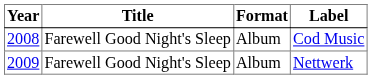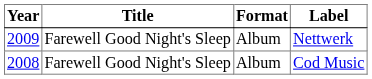rows swapped: (323, 62) <-> (329, 39)
